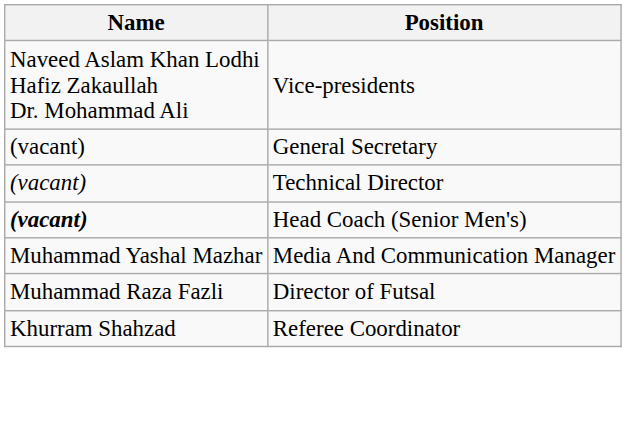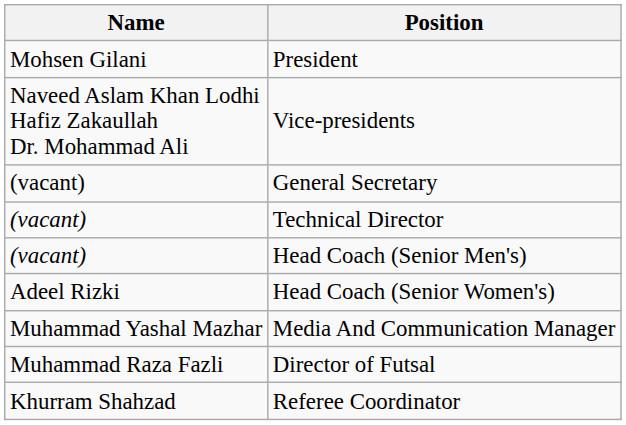+ row: (315, 58)
(49, 219) bold -> (48, 255) normal
+ row: (414, 291)
